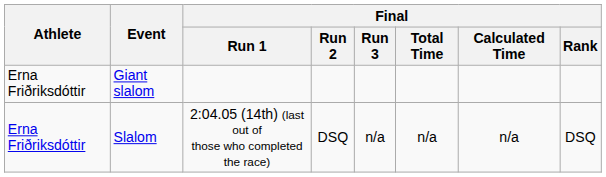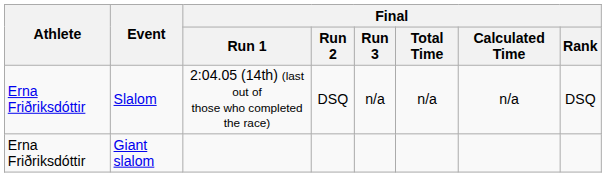rows swapped: (135, 138) <-> (134, 84)
